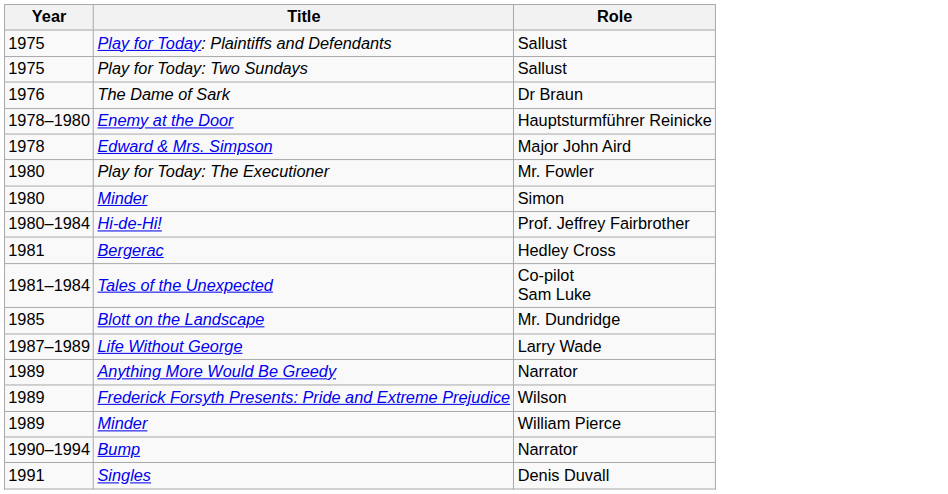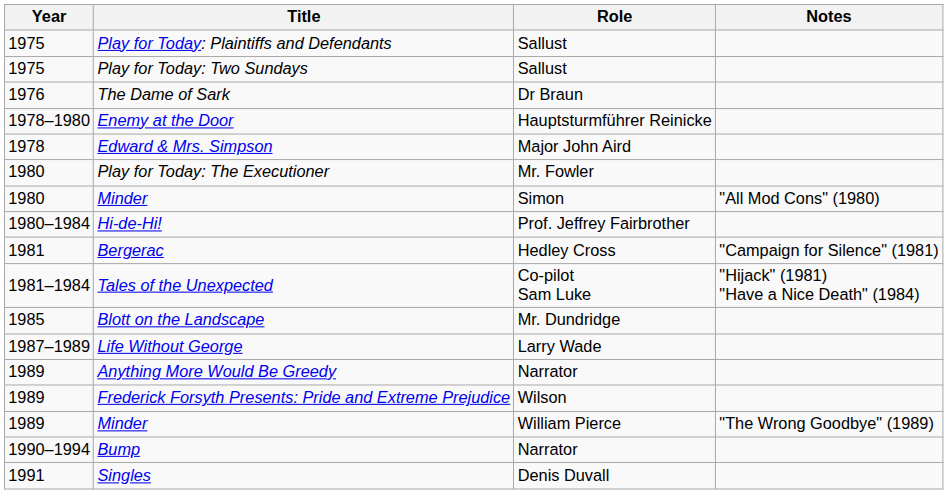+ column: (829, 17)
